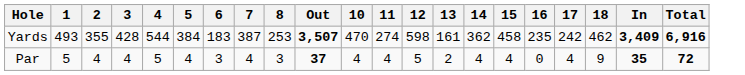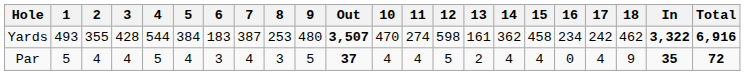+ column: (310, 15)
(540, 37) 235 -> (570, 37) 234
(639, 37) 3,409 -> (670, 37) 3,322
